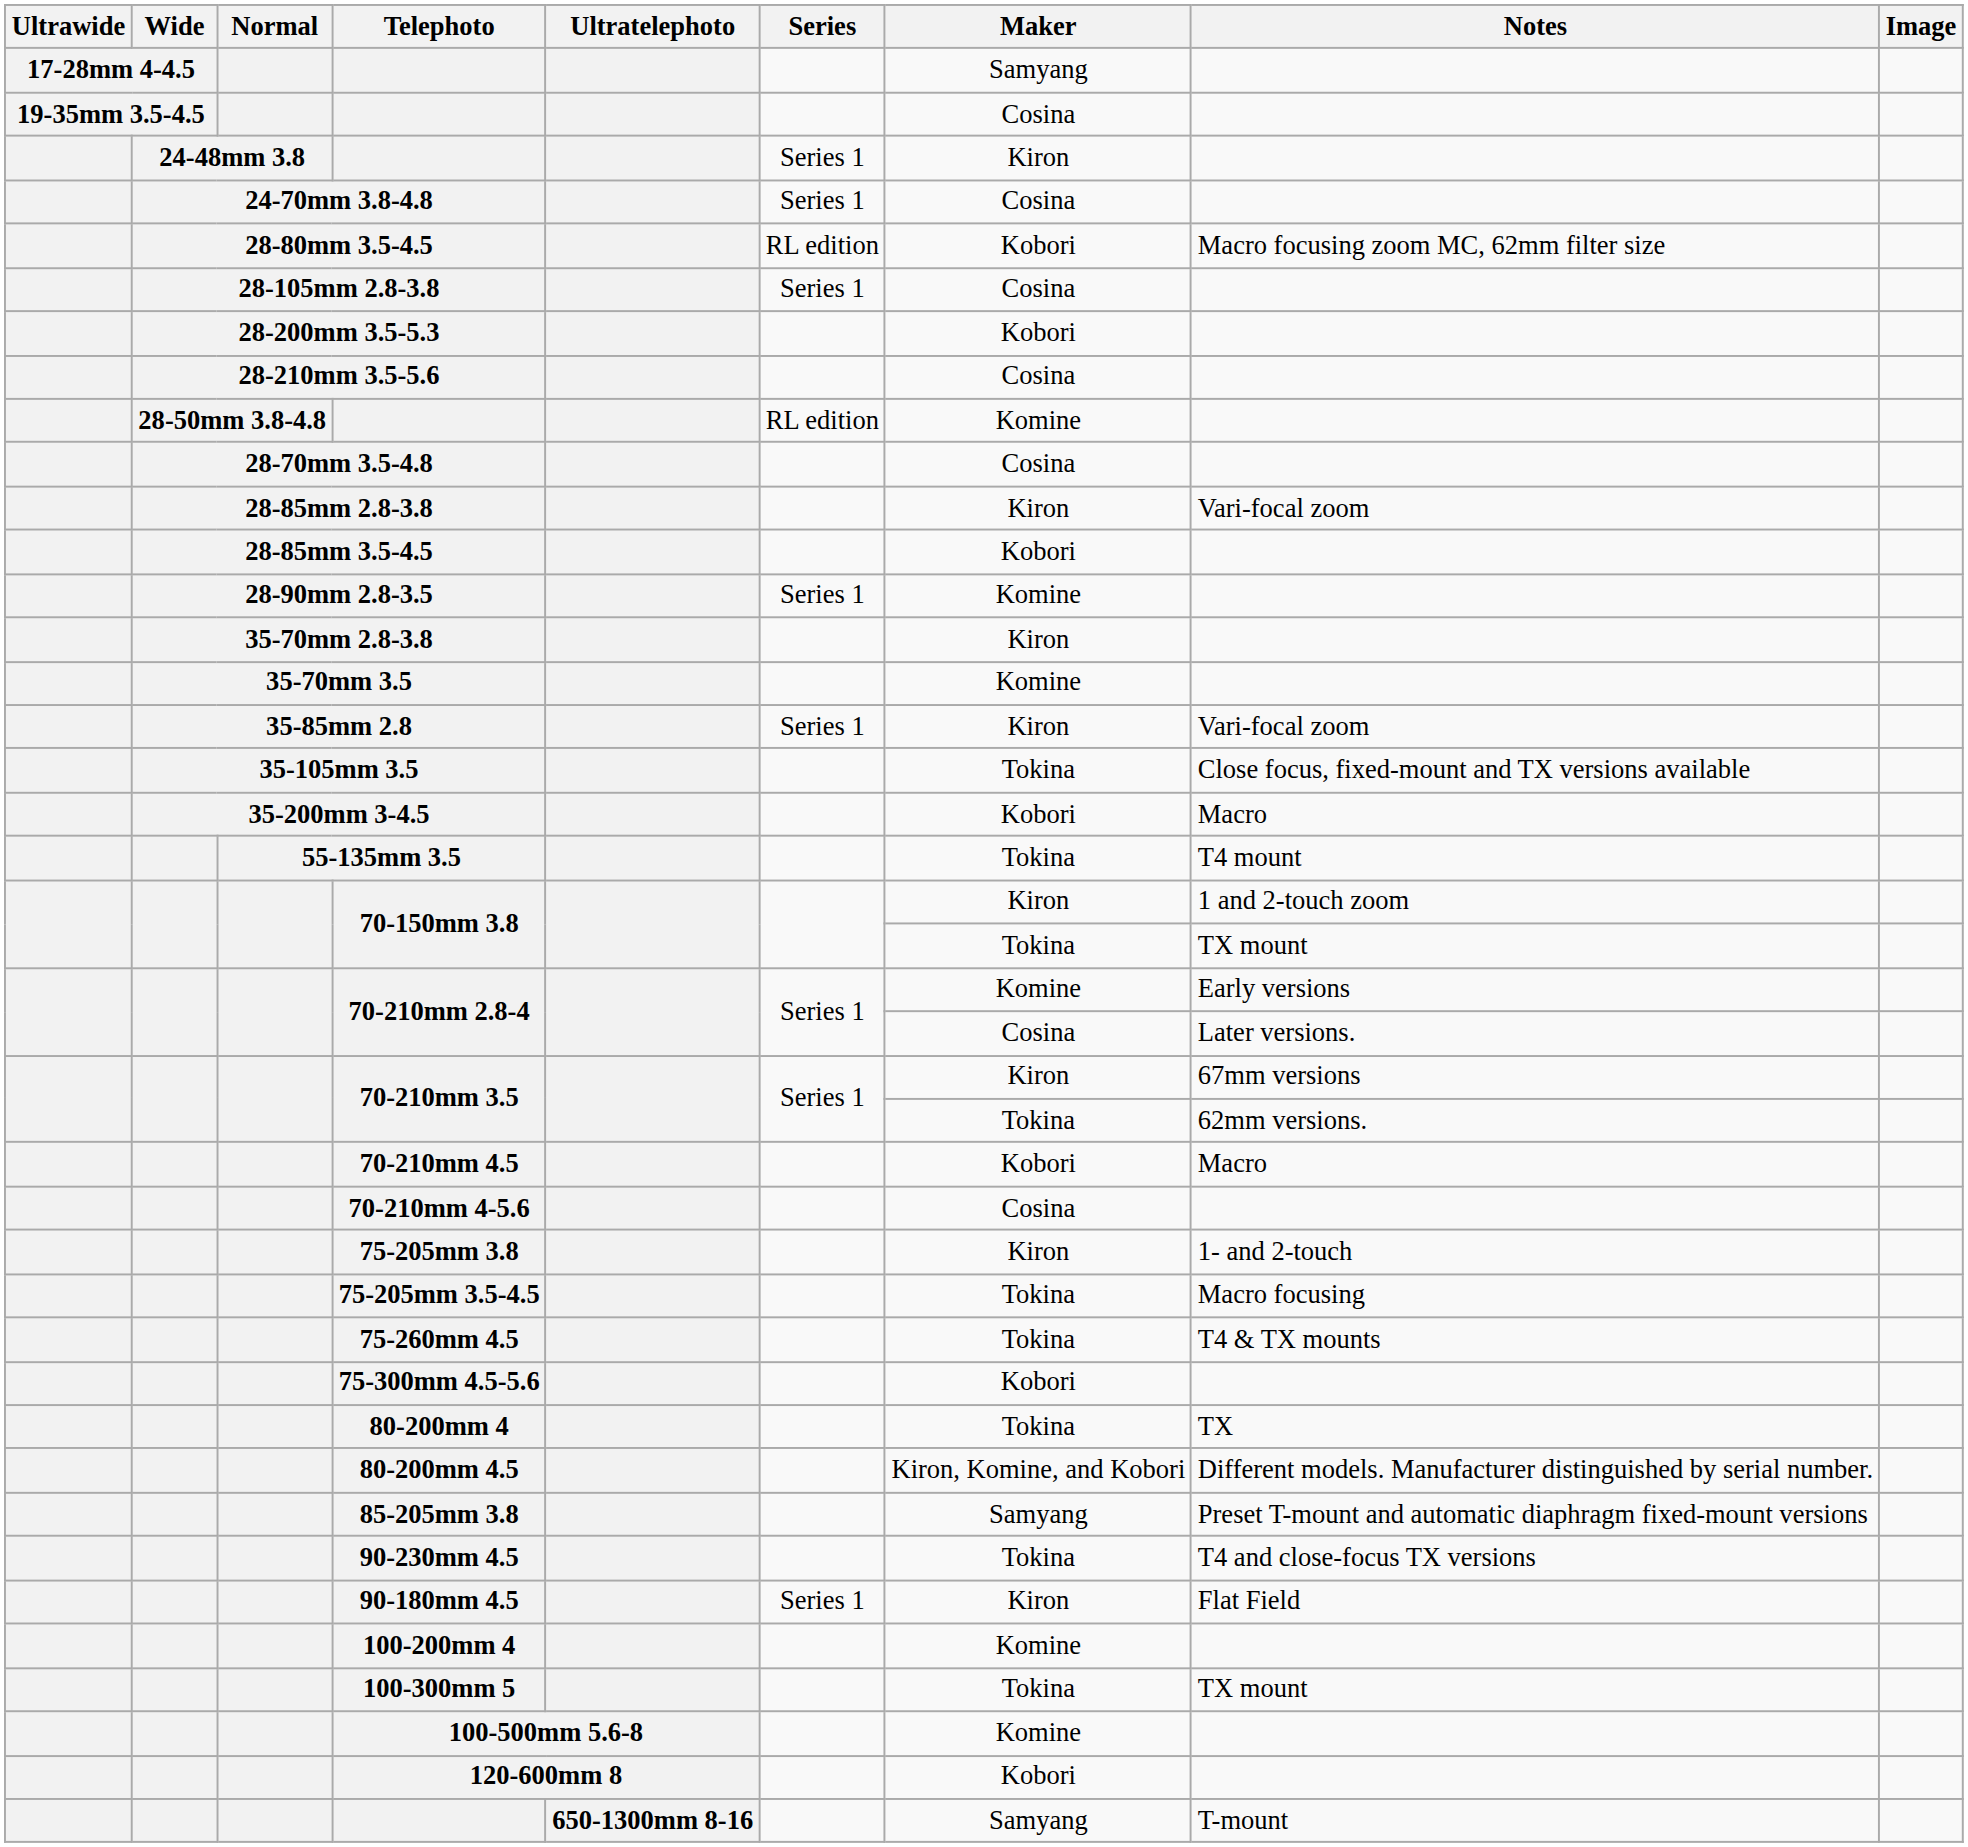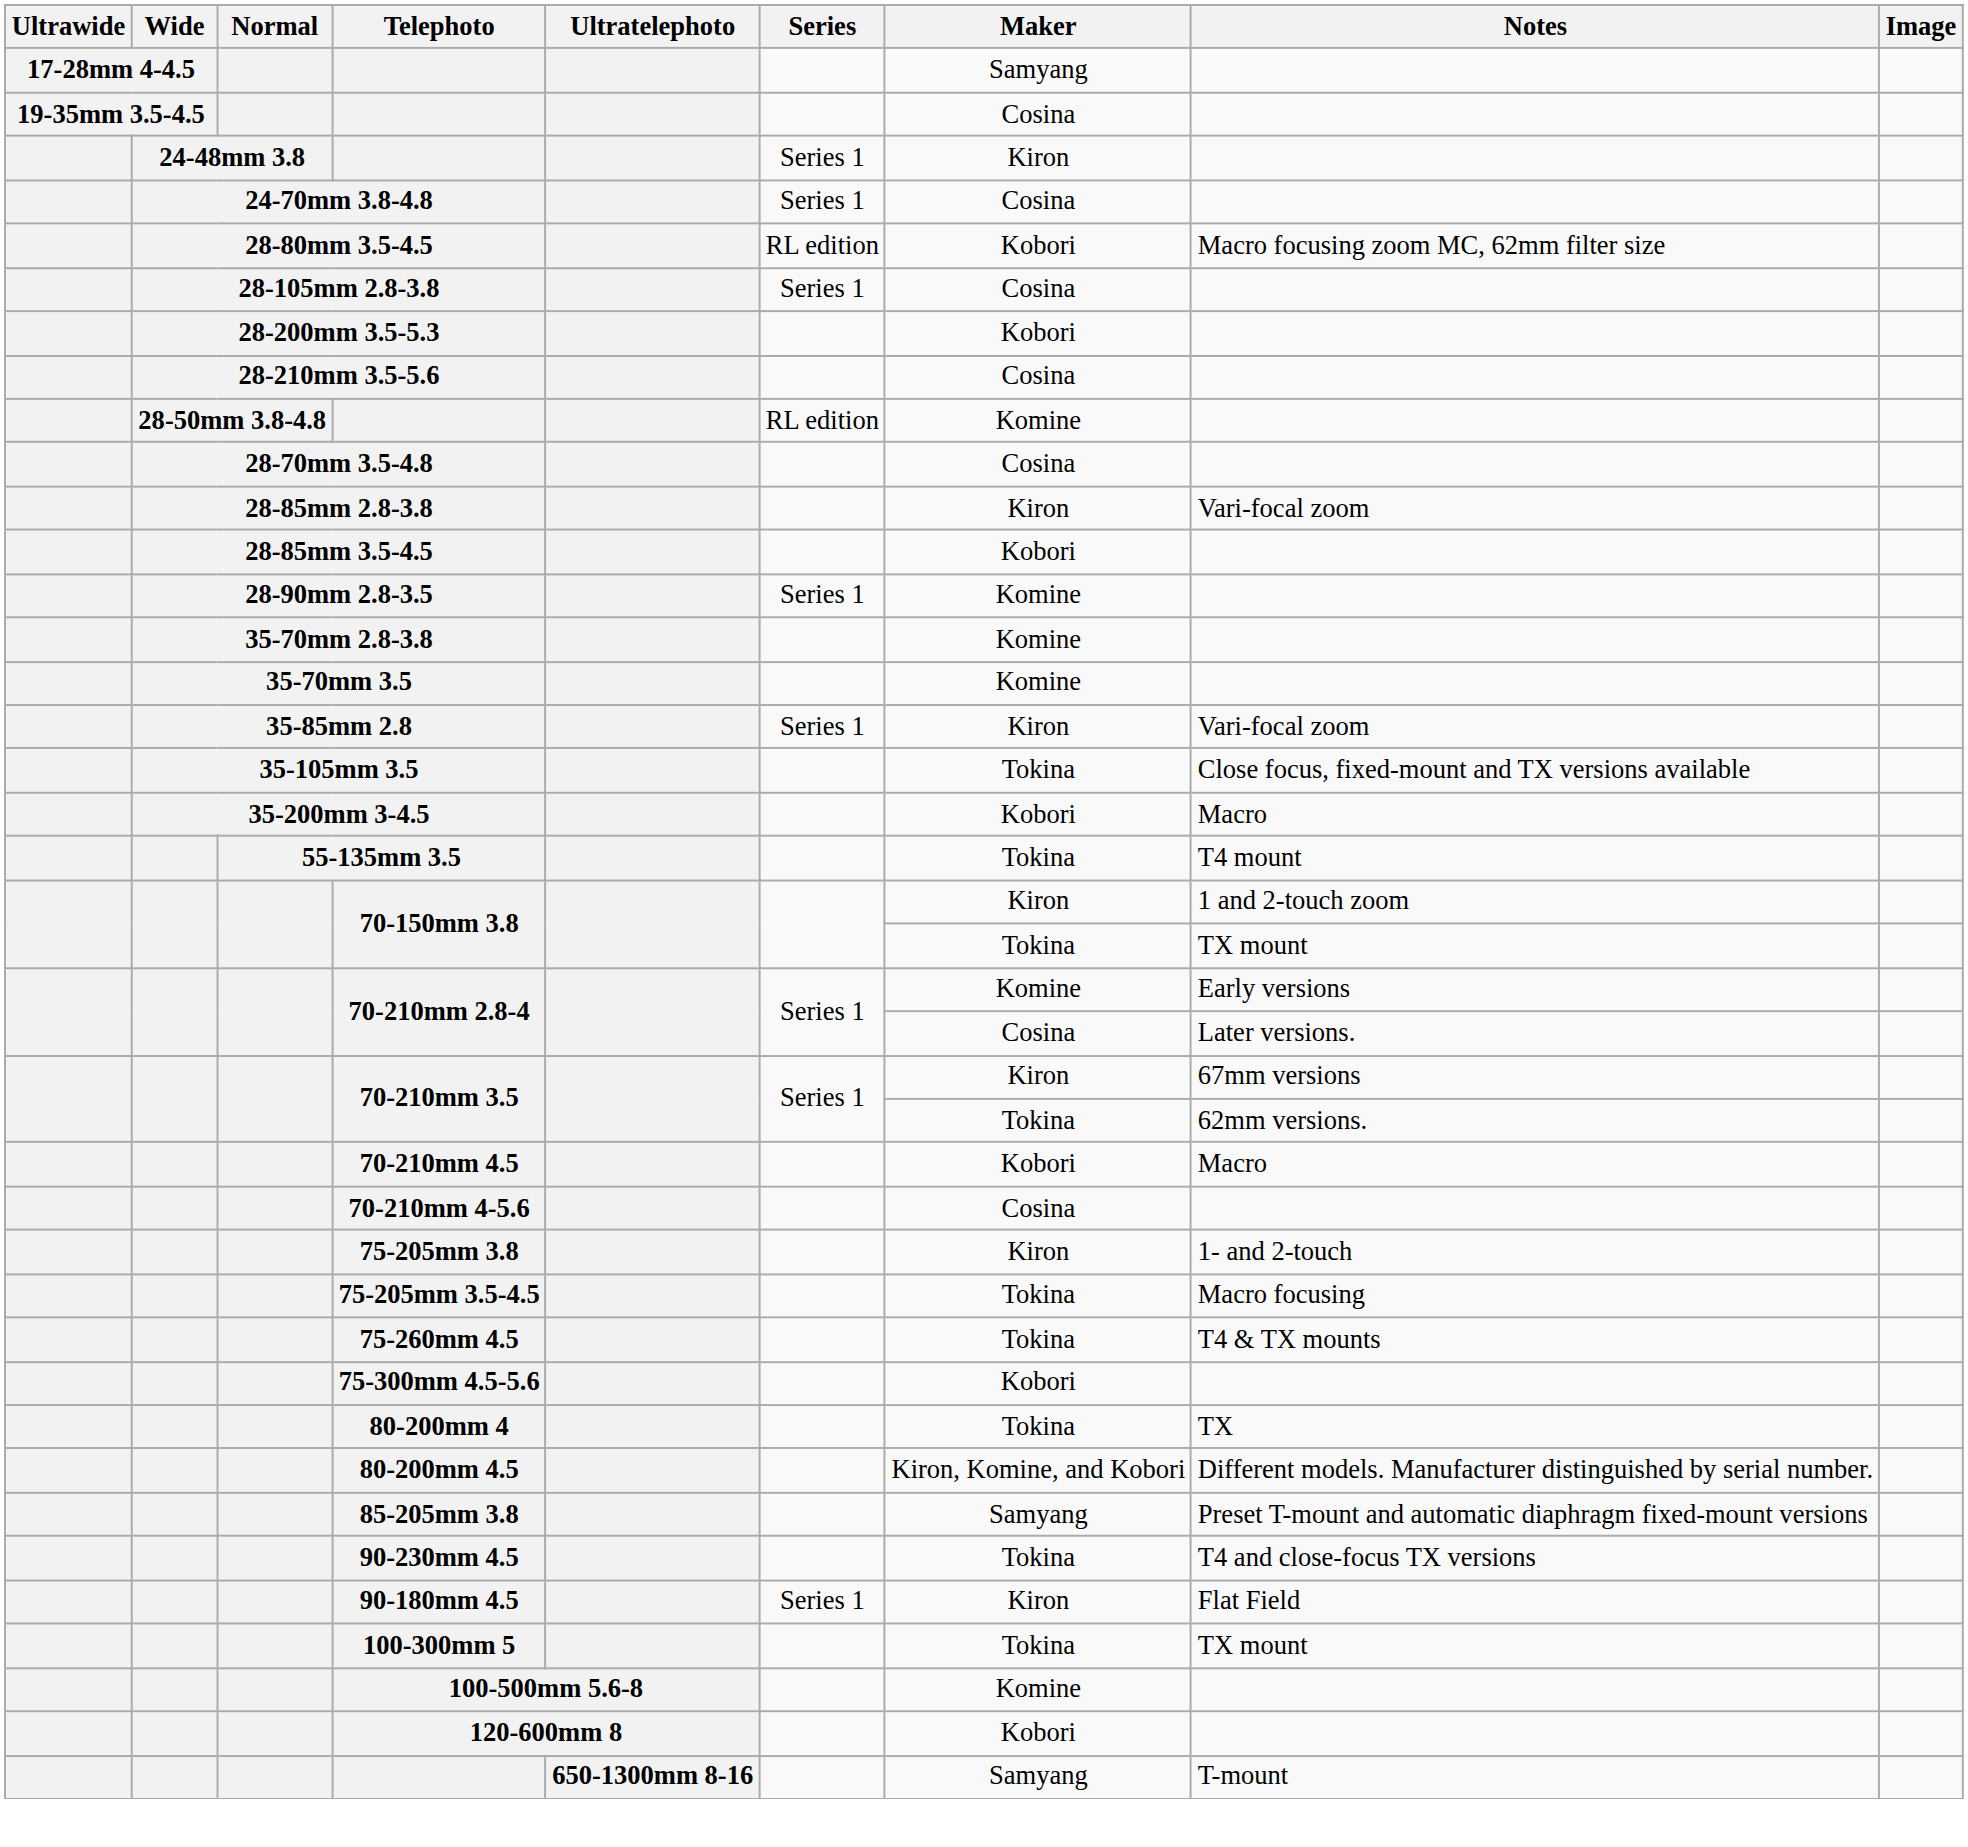(1038, 638) Kiron -> (1038, 638) Komine
- row: (175, 1645)
